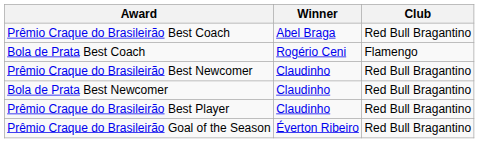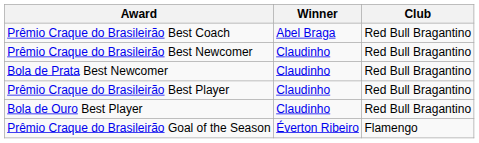- row: (76, 52)
+ row: (75, 109)
(418, 128) Red Bull Bragantino -> (391, 128) Flamengo
